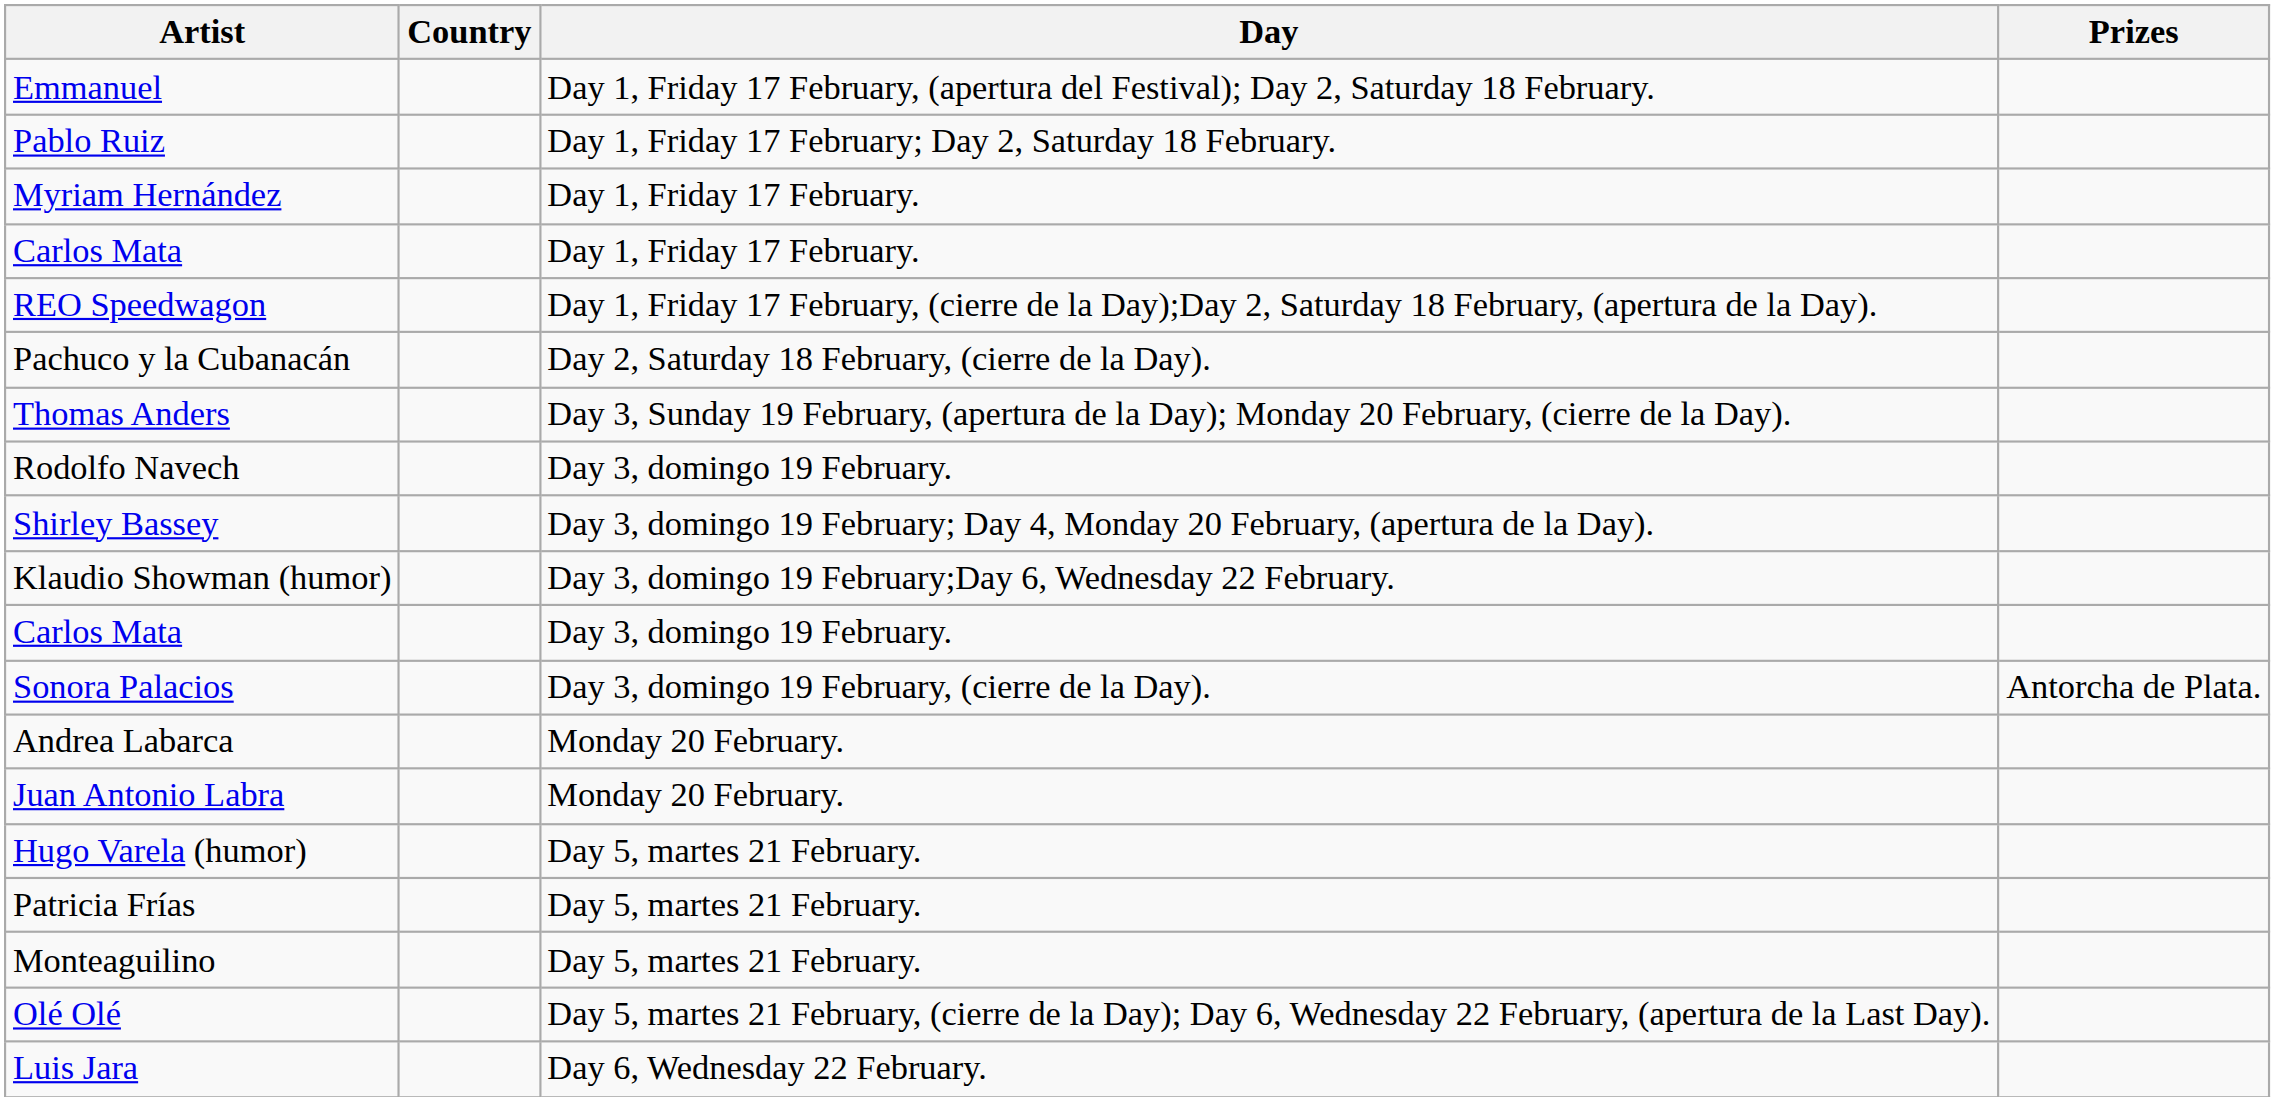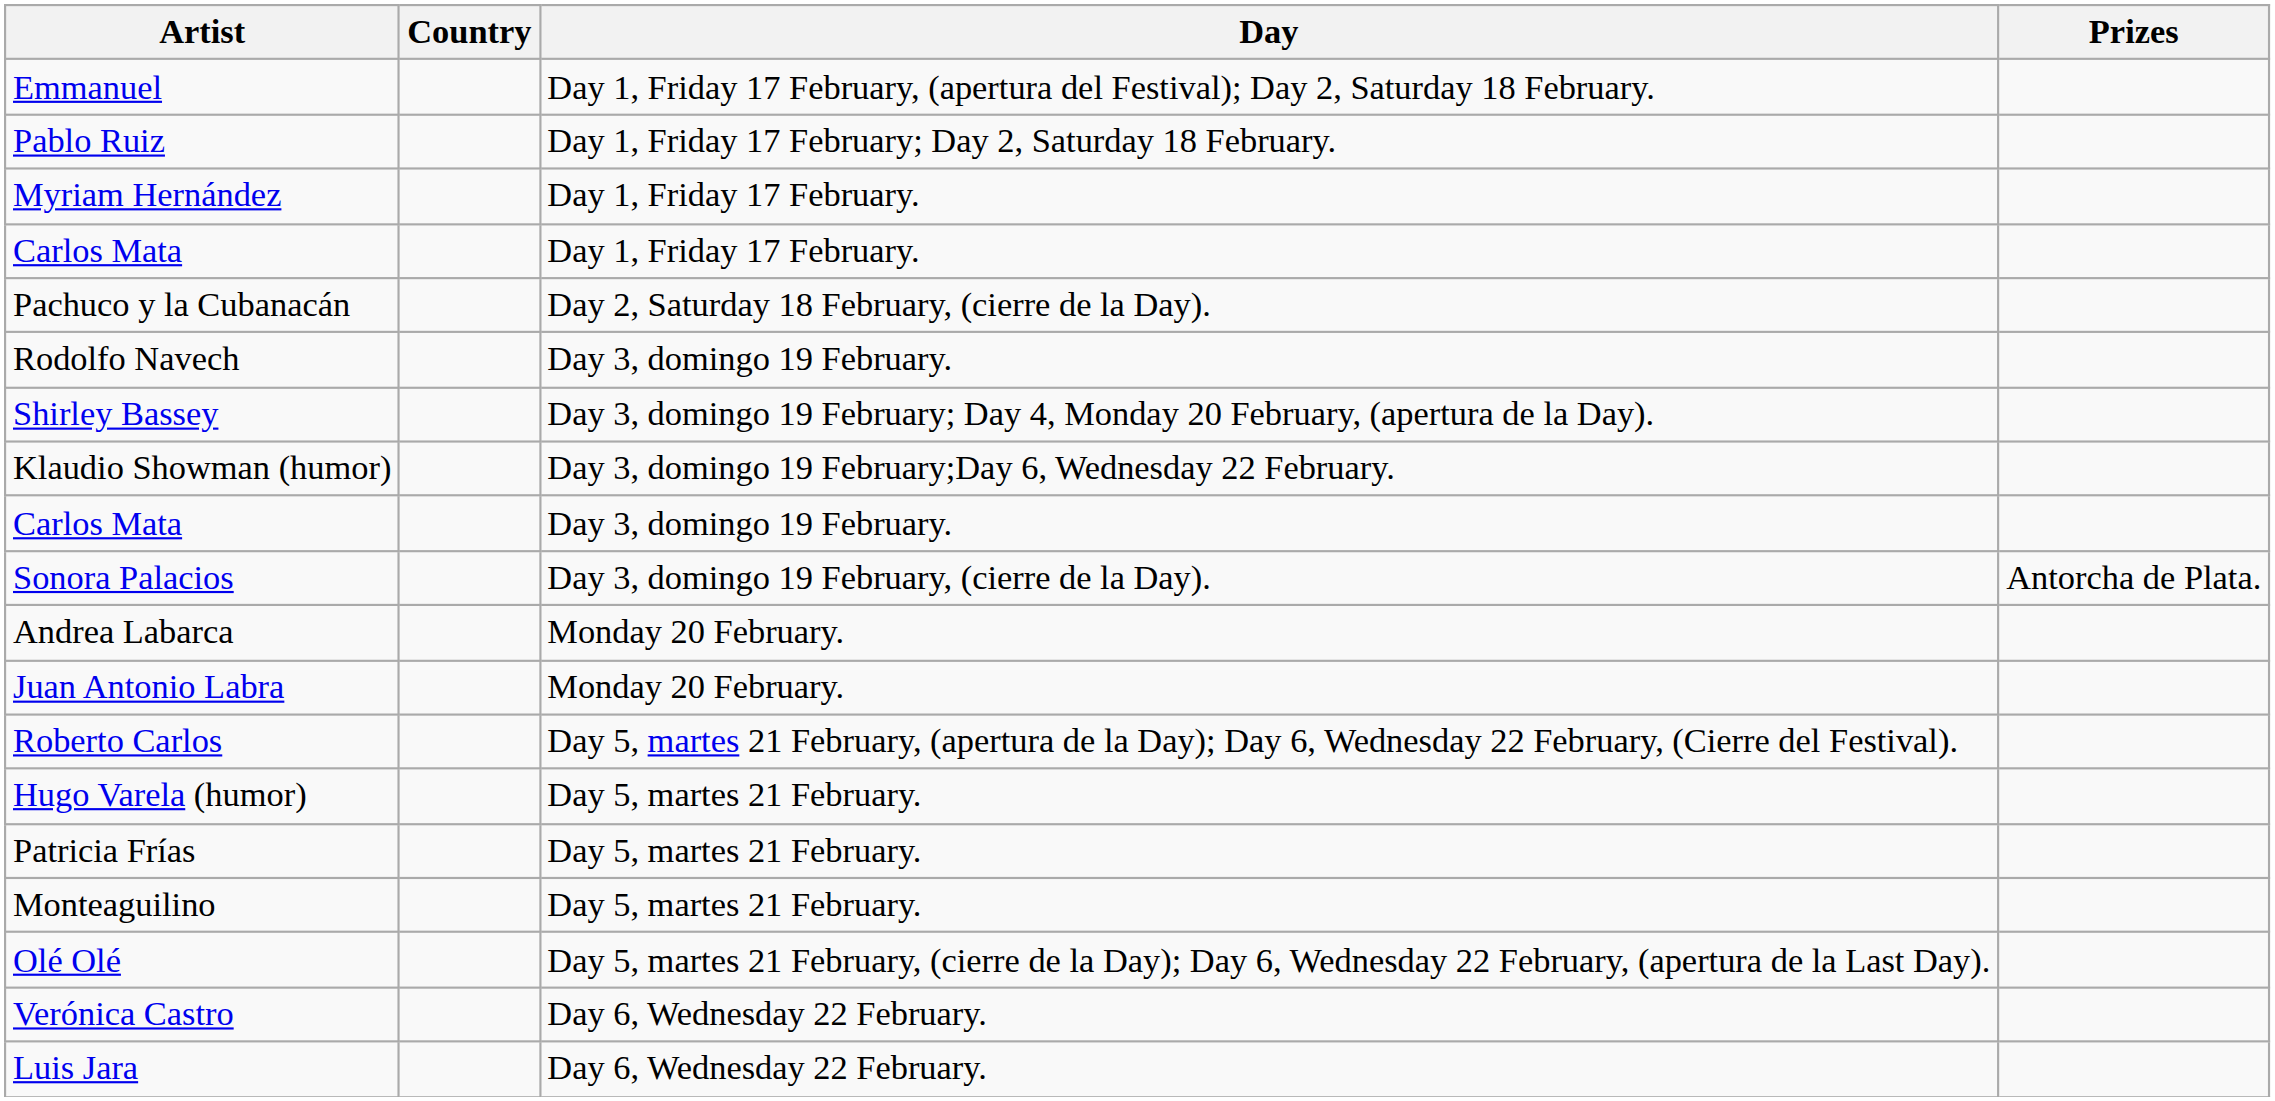- row: (140, 304)
- row: (121, 413)
+ row: (118, 741)
+ row: (123, 1013)
